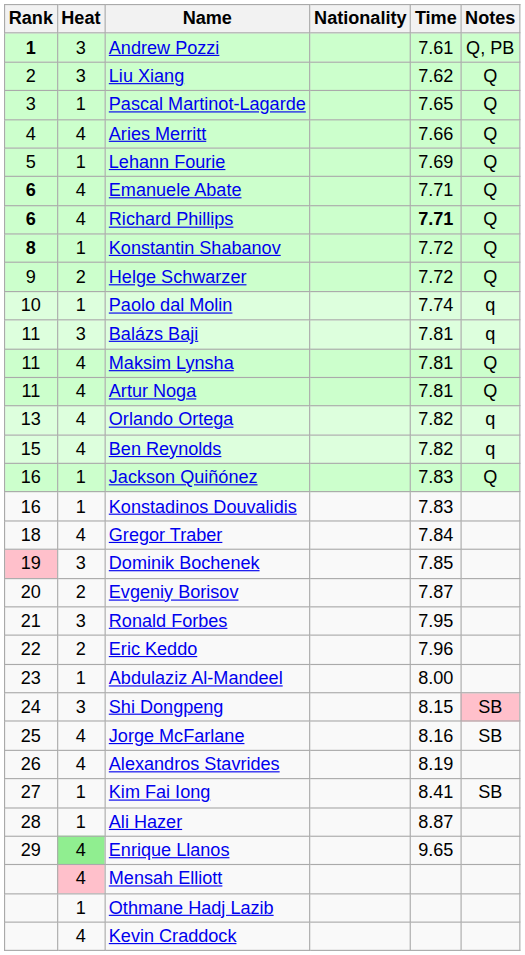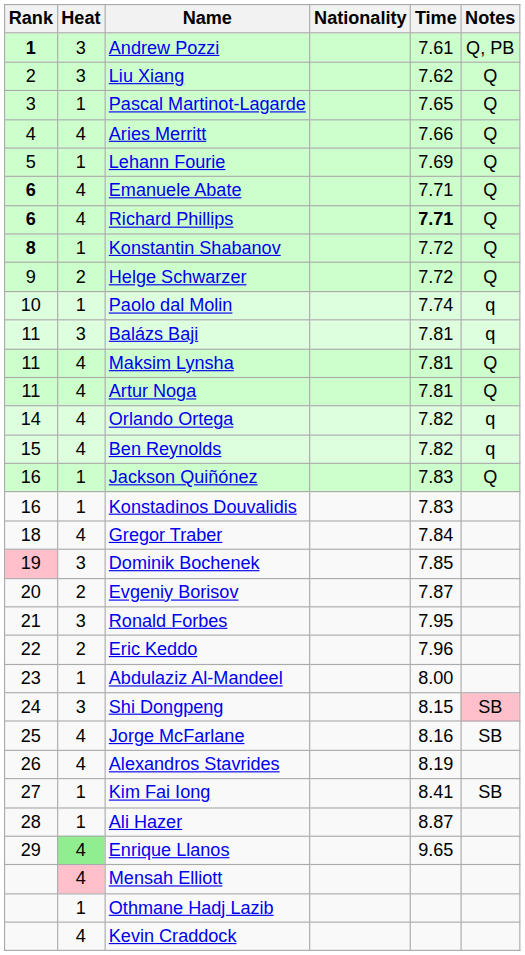(31, 420) 13 -> (31, 420) 14
